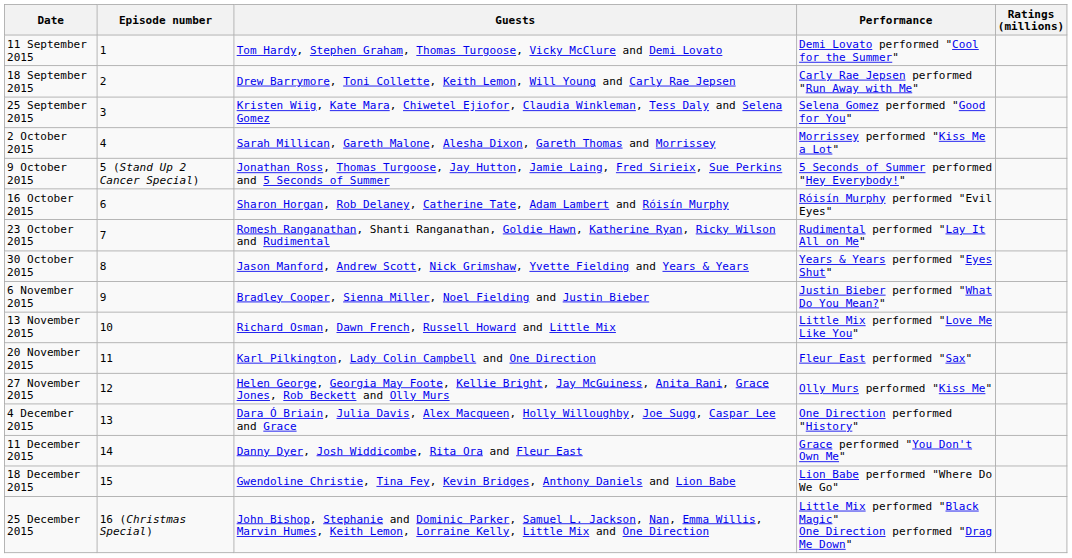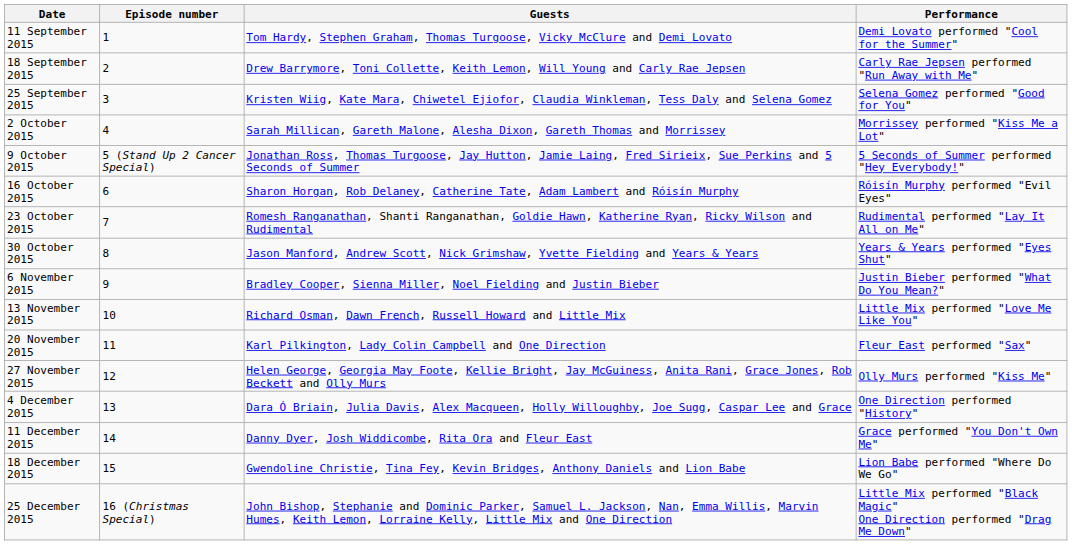- column: (1031, 20)
